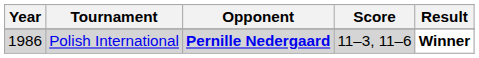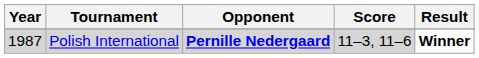(25, 41) 1986 -> (25, 41) 1987
